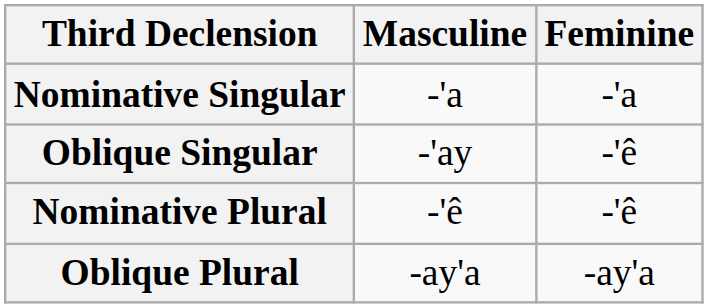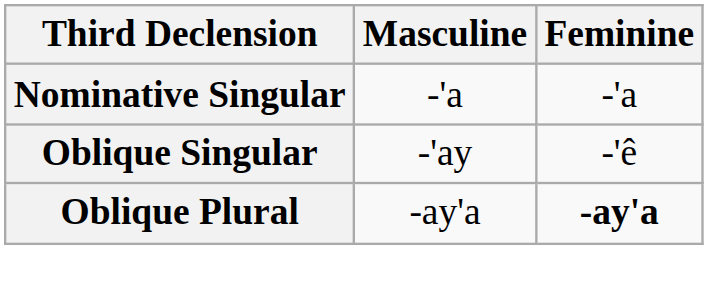- row: (180, 212)
(619, 271) normal -> (619, 212) bold
